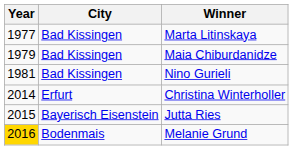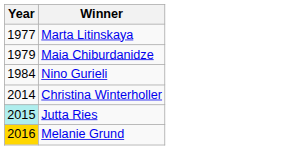- column: (100, 14)
(21, 74) 1981 -> (21, 74) 1984
(21, 114) no background -> (21, 114) paleturquoise background
